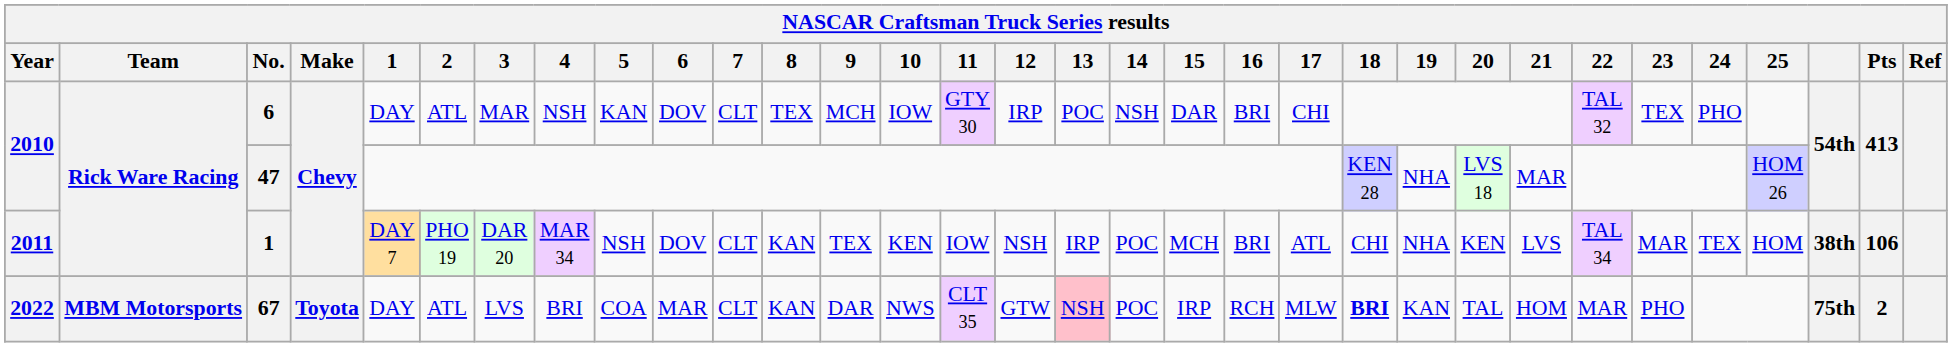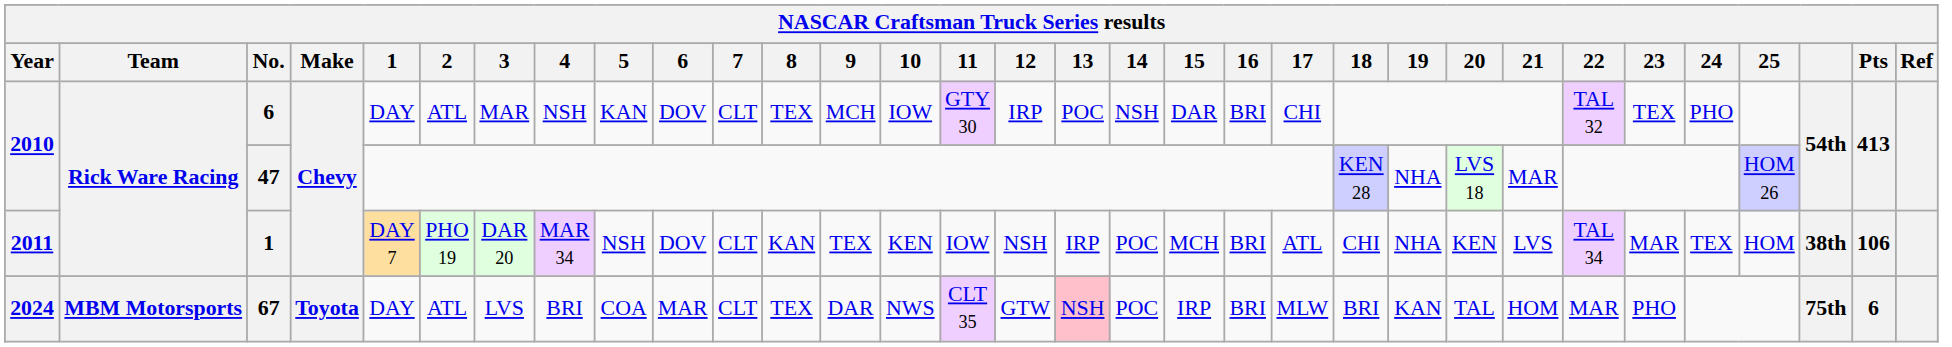(32, 308) 2022 -> (32, 308) 2024
(792, 308) KAN -> (792, 308) TEX
(1252, 308) RCH -> (1248, 308) BRI
(1370, 308) bold -> (1361, 308) normal
(1882, 308) 2 -> (1873, 308) 6
